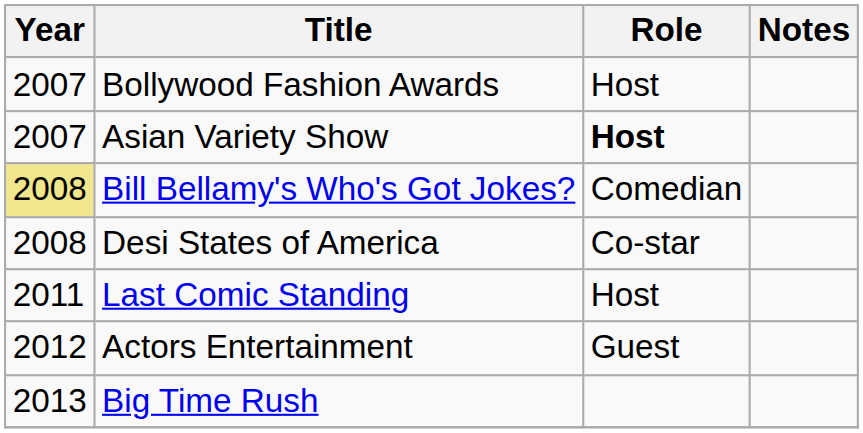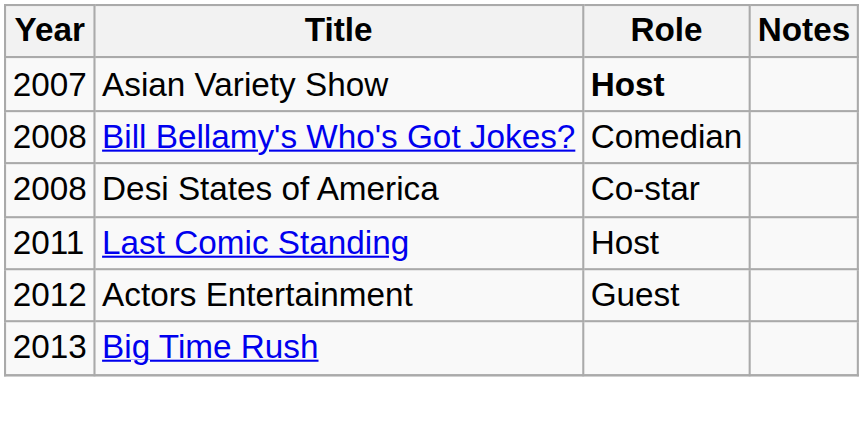- row: (301, 83)
(50, 189) khaki background -> (50, 136) no background
